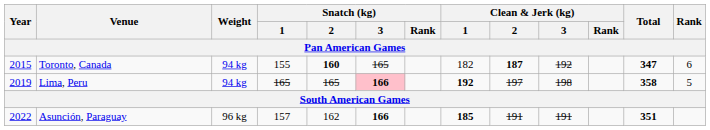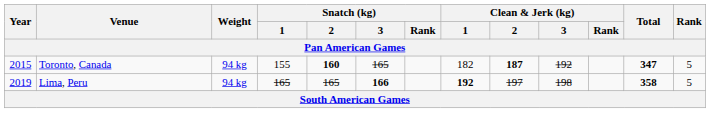(689, 64) 6 -> (689, 64) 5
(380, 82) pink background -> (380, 82) no background
- row: (83, 116)
